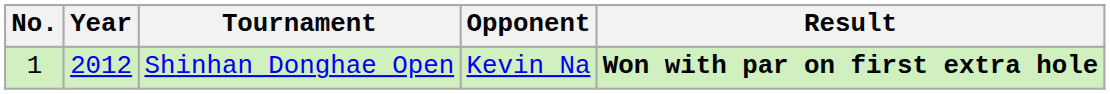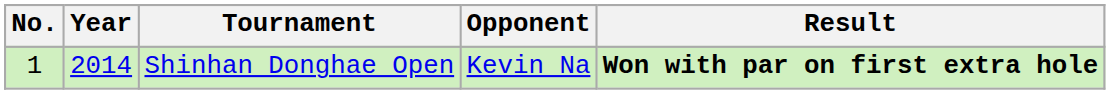(101, 68) 2012 -> (101, 68) 2014
